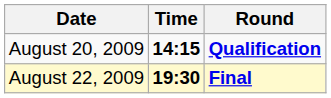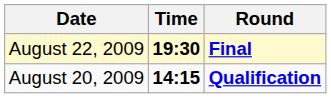rows swapped: (76, 48) <-> (76, 78)
